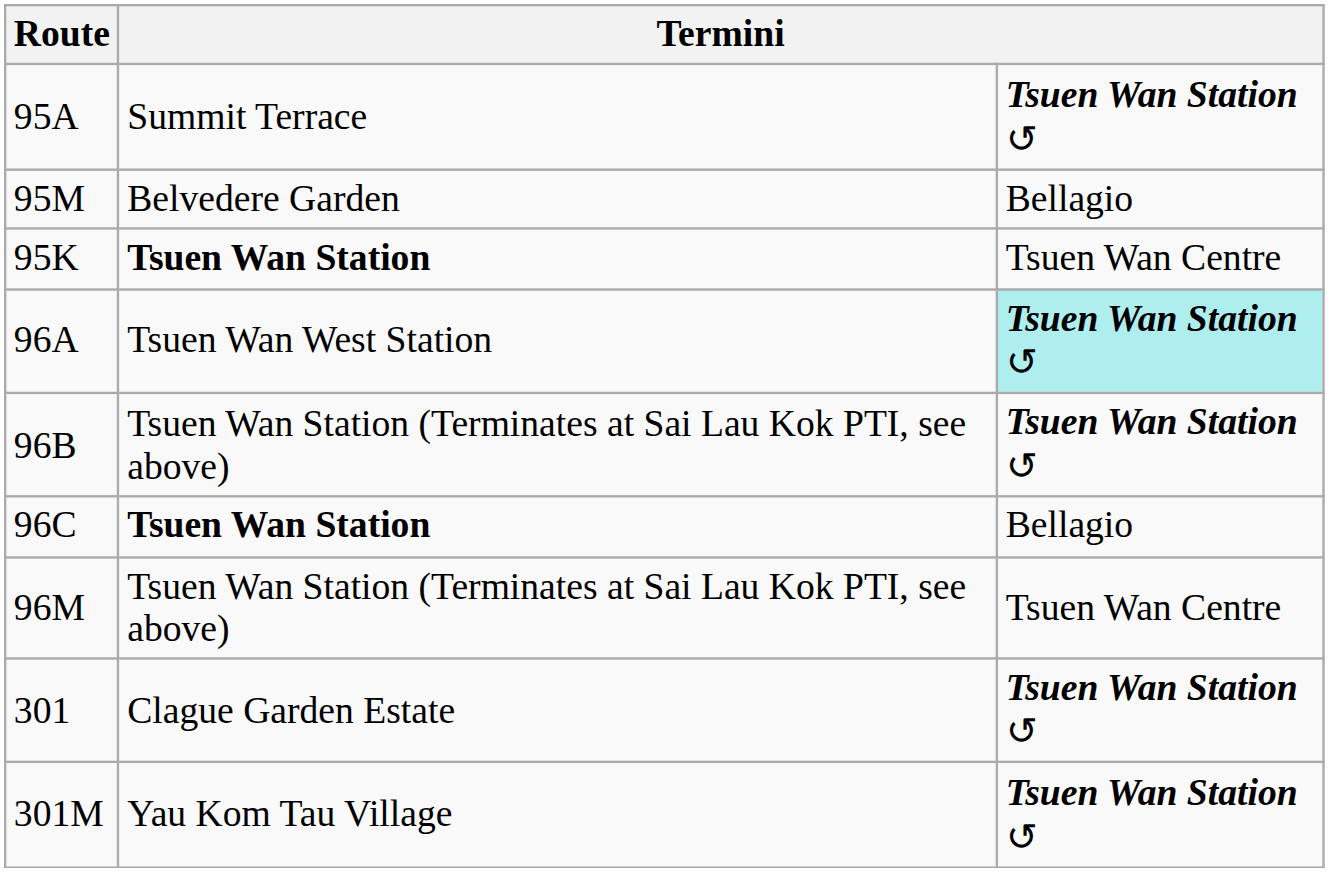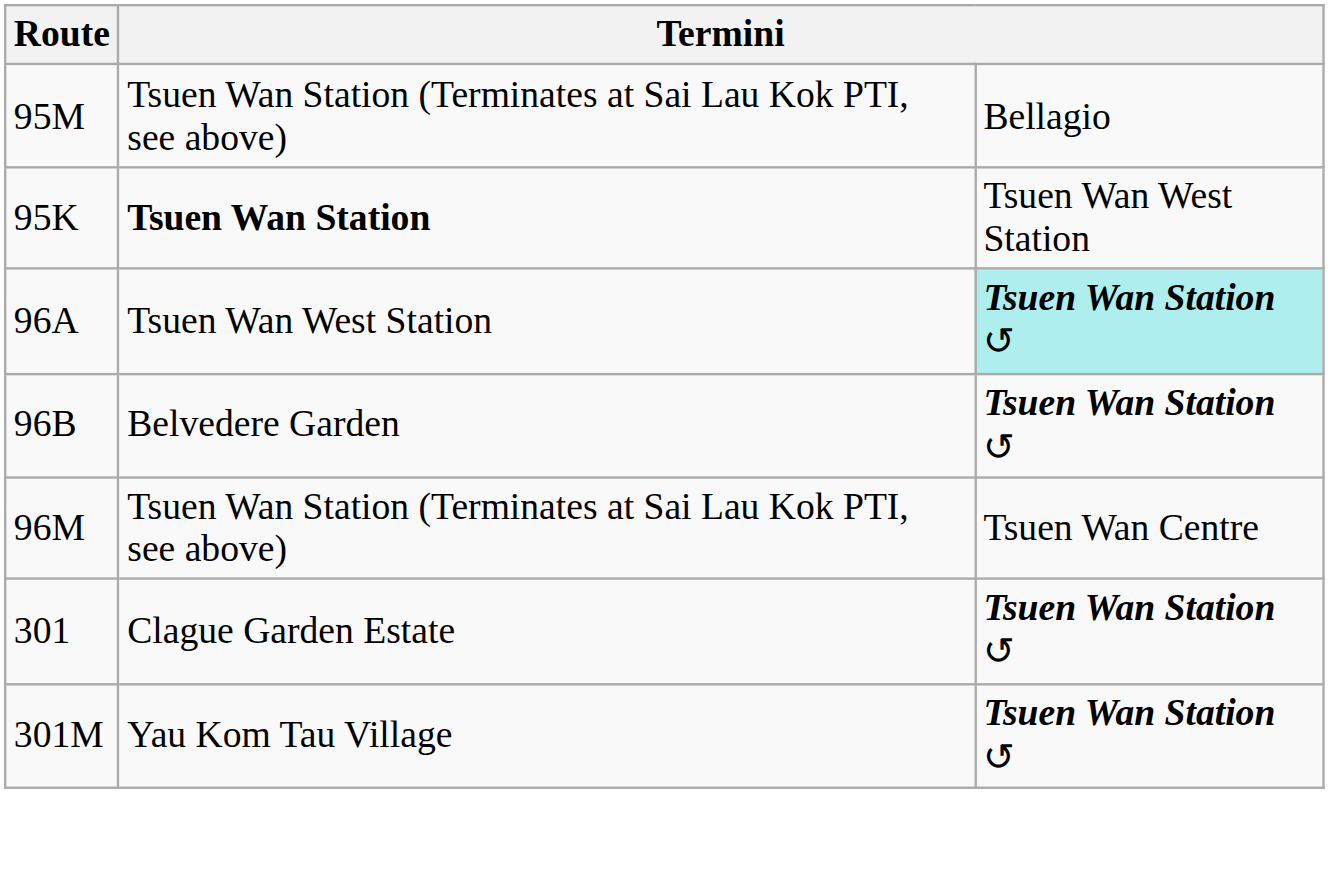- row: (46, 116)
(263, 198) Belvedere Garden -> (518, 115) Tsuen Wan Station (Terminates at Sai Lau Kok PTI, see above)
(1144, 257) Tsuen Wan Centre -> (1108, 217) Tsuen Wan West Station
(547, 444) Tsuen Wan Station (Terminates at Sai Lau Kok PTI, see above) -> (263, 424) Belvedere Garden
- row: (45, 526)
